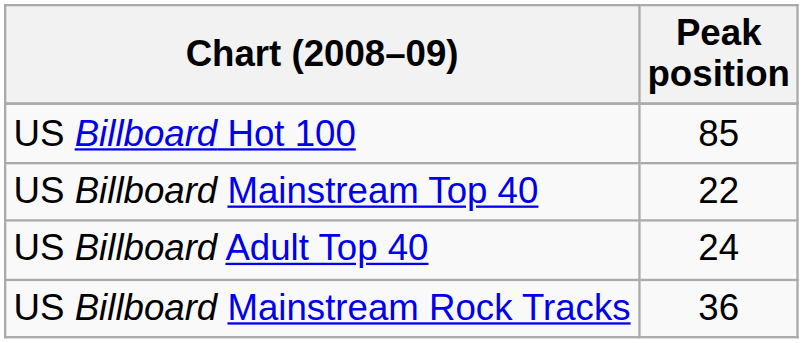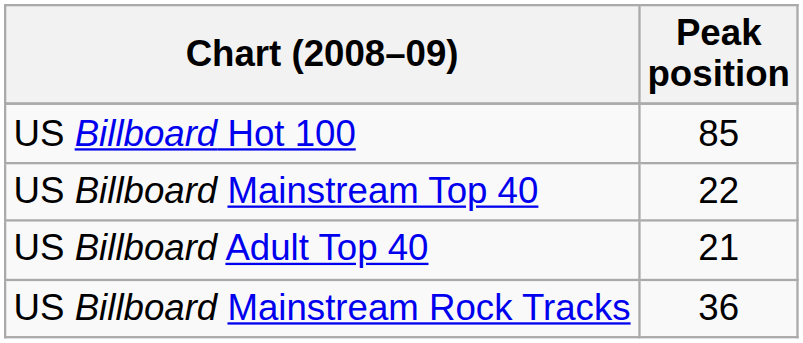(719, 249) 24 -> (719, 249) 21
